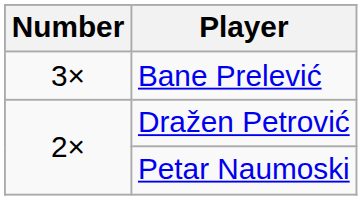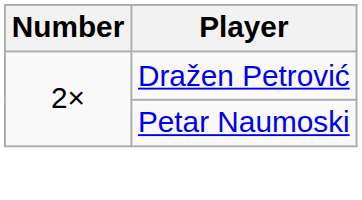- row: (230, 75)
